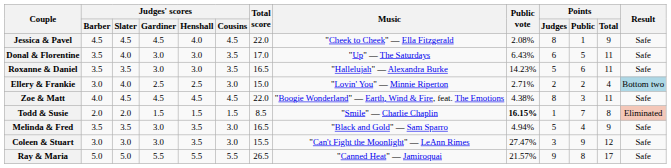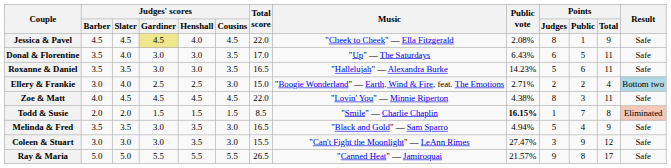(159, 41) no background -> (159, 41) khaki background
(390, 84) "Lovin' You" — Minnie Riperton -> (390, 84) "Boogie Wonderland" — Earth, Wind & Fire, feat. The Emotions
(390, 99) "Boogie Wonderland" — Earth, Wind & Fire, feat. The Emotions -> (390, 99) "Lovin' You" — Minnie Riperton
